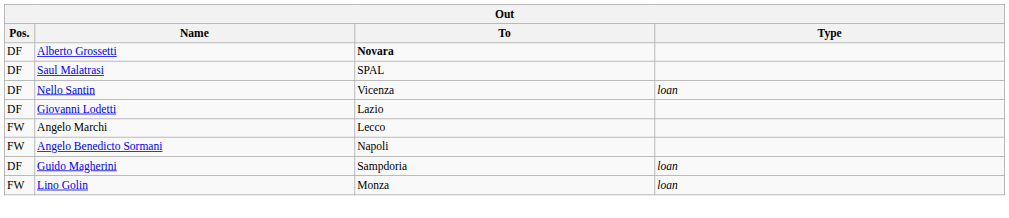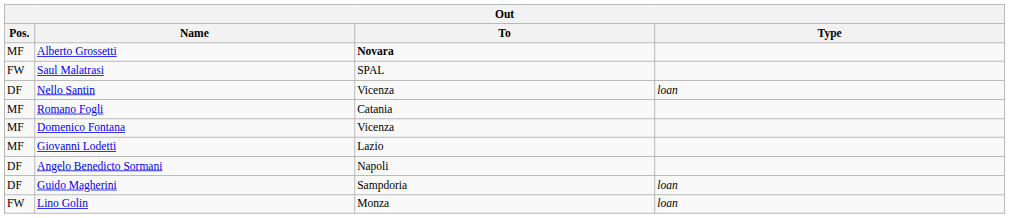(14, 52) DF -> (15, 52) MF
(14, 71) DF -> (16, 71) FW
+ row: (70, 109)
+ row: (81, 128)
(14, 109) DF -> (15, 147) MF
- row: (72, 128)
(16, 147) FW -> (14, 166) DF
